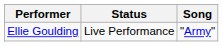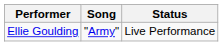columns swapped: (198, 13) <-> (129, 13)
